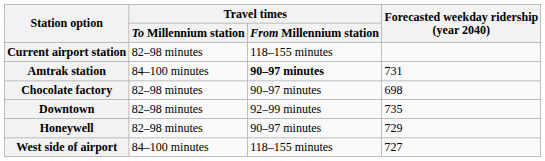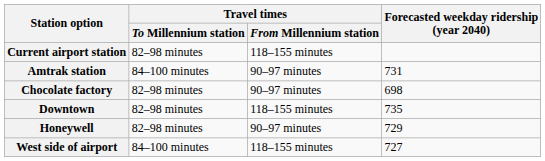(287, 71) bold -> (286, 71) normal
(286, 109) 92–99 minutes -> (291, 109) 118–155 minutes
